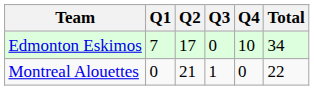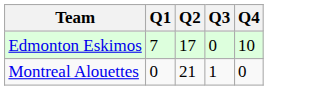- column: (286, 17)
